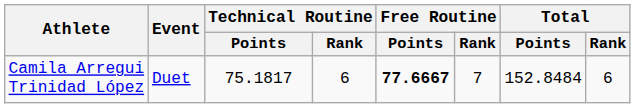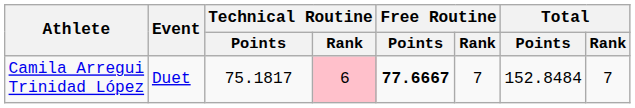(345, 79) no background -> (345, 79) pink background
(608, 79) 6 -> (608, 79) 7
